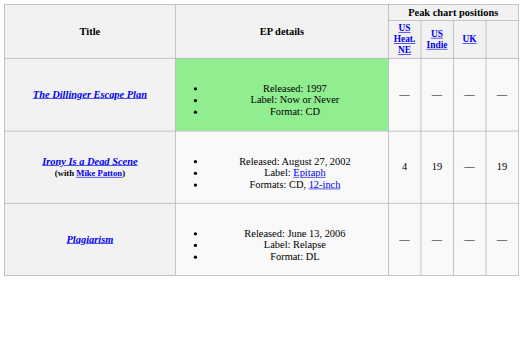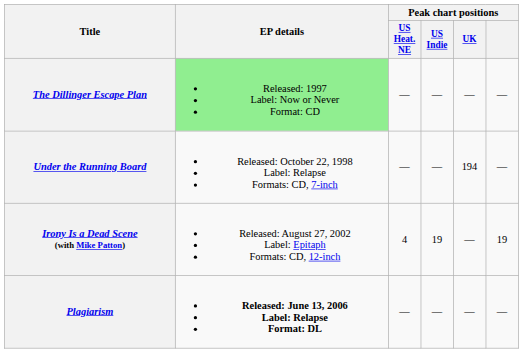+ row: (90, 167)
(282, 245) normal -> (282, 318) bold
